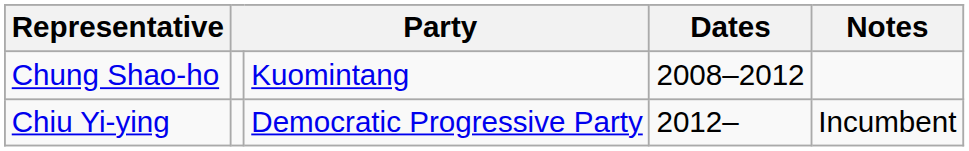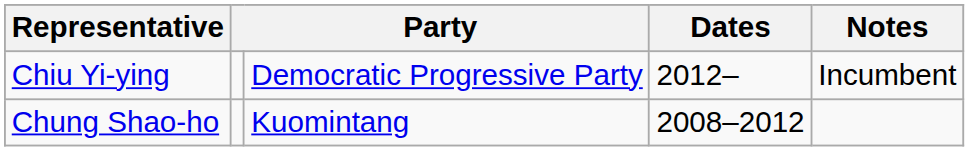rows swapped: (115, 74) <-> (91, 121)
